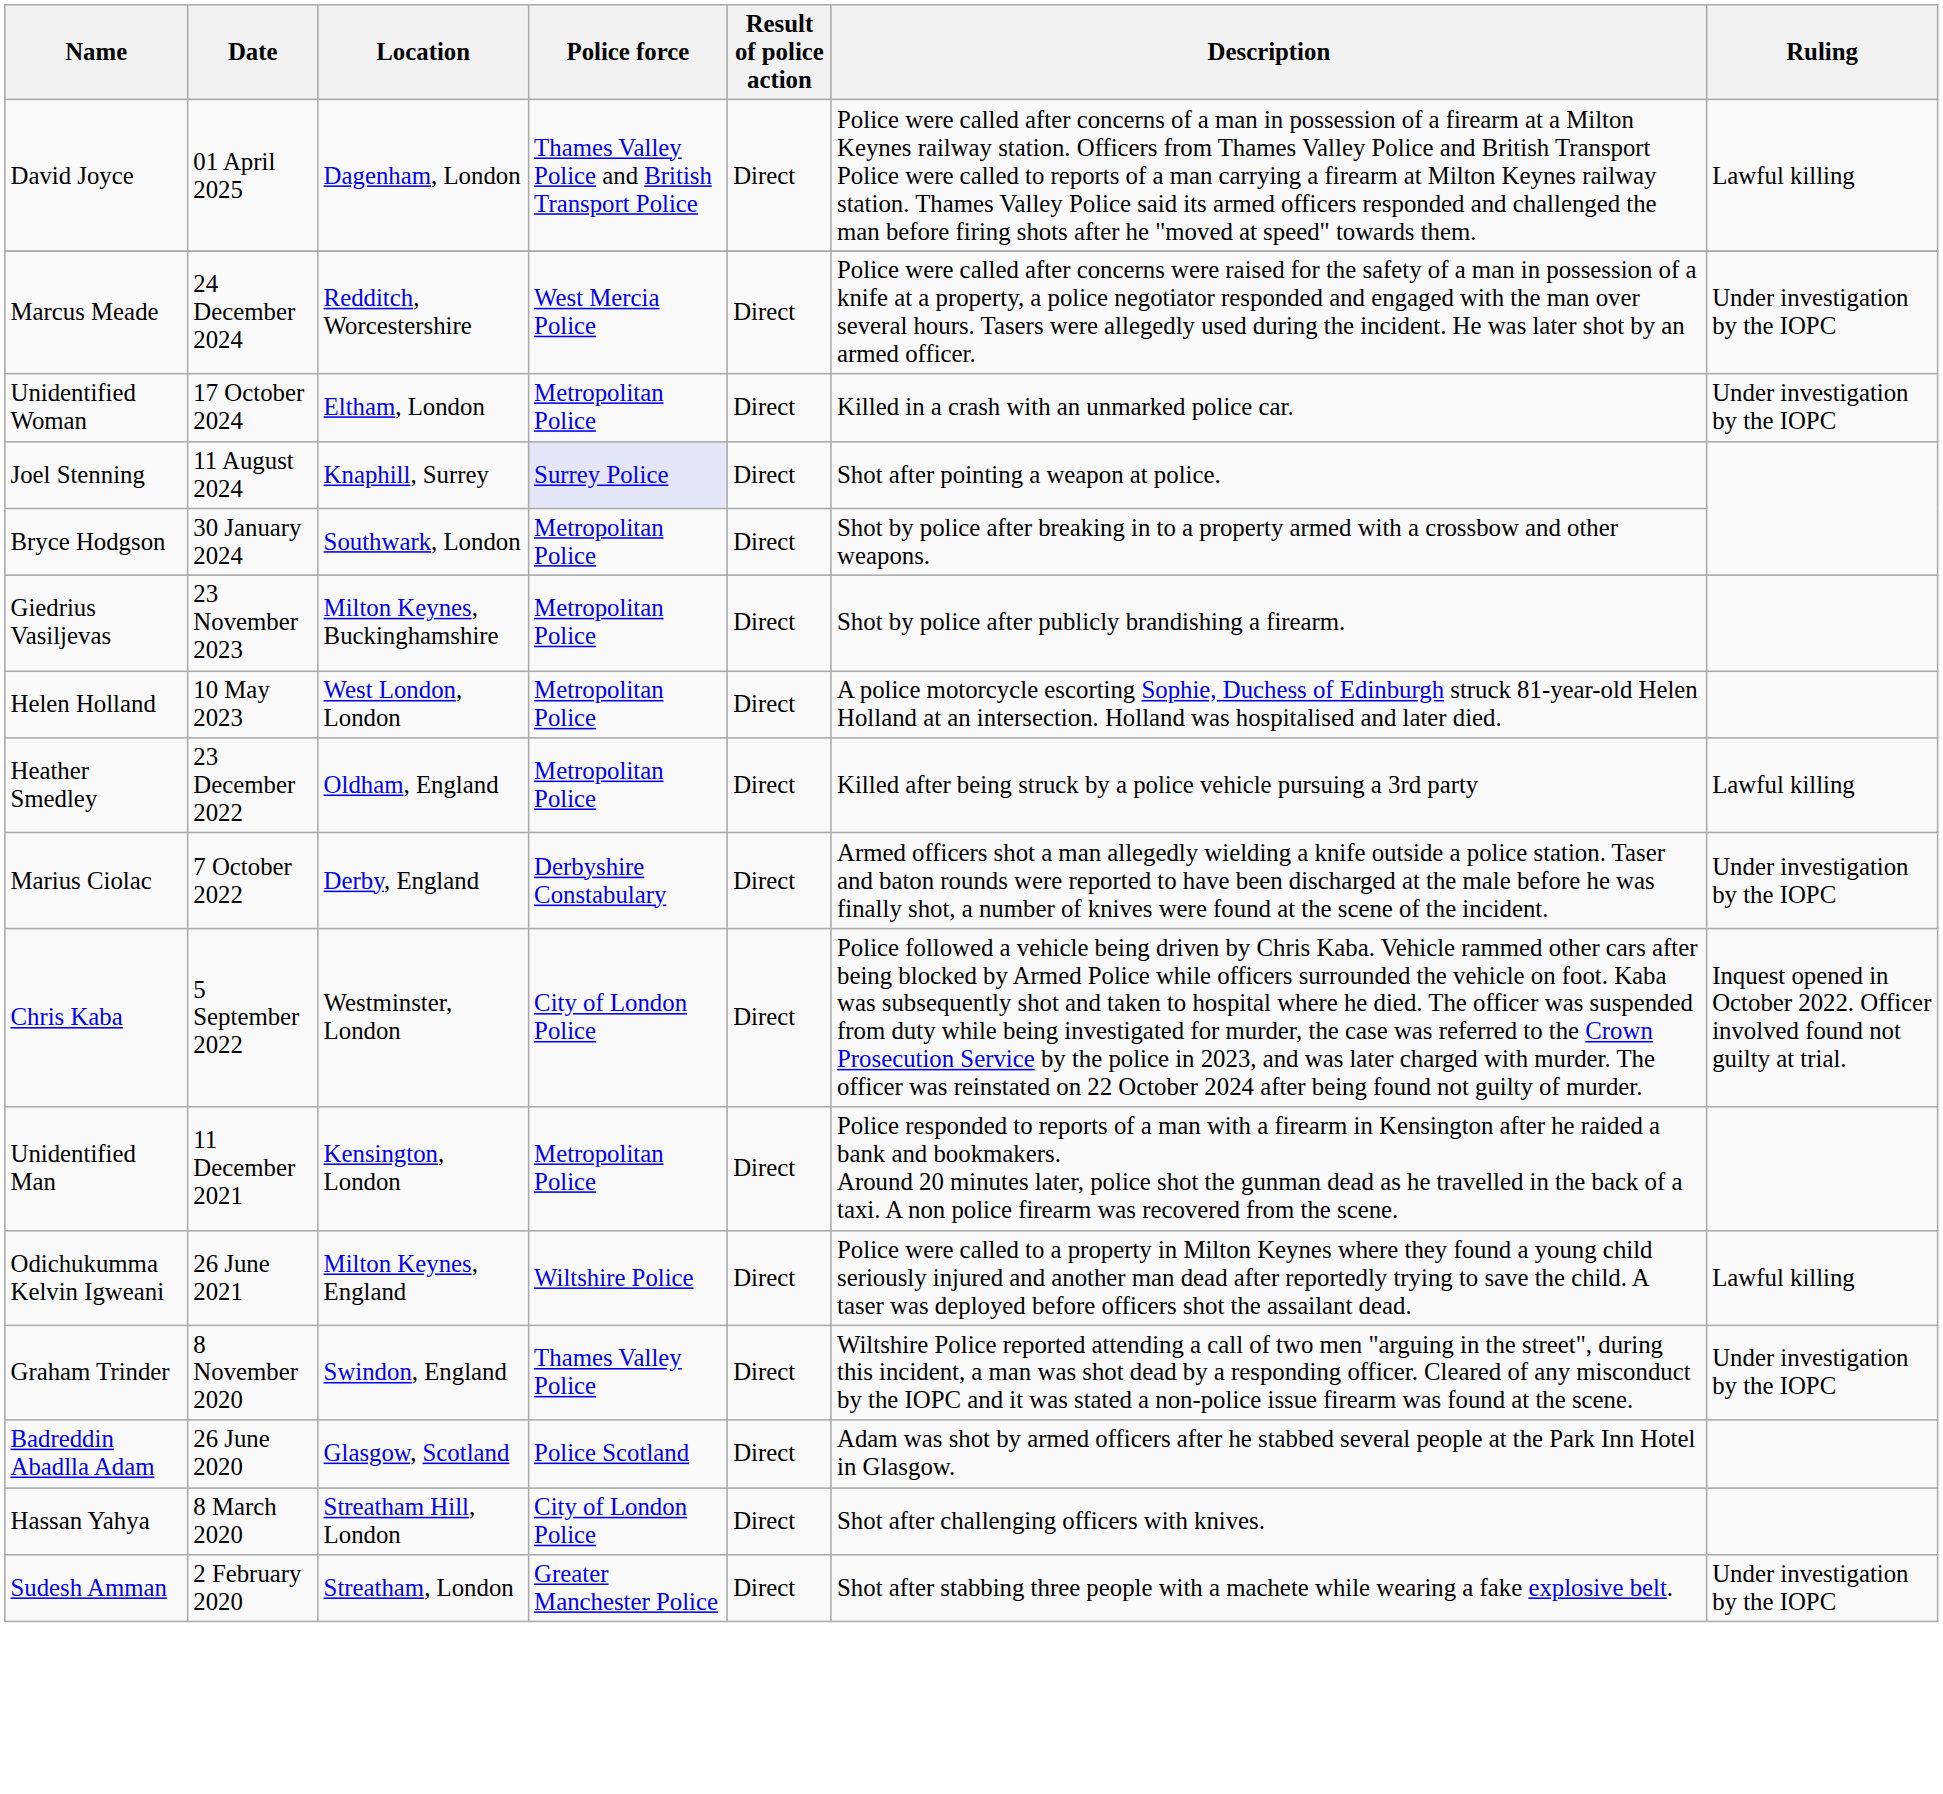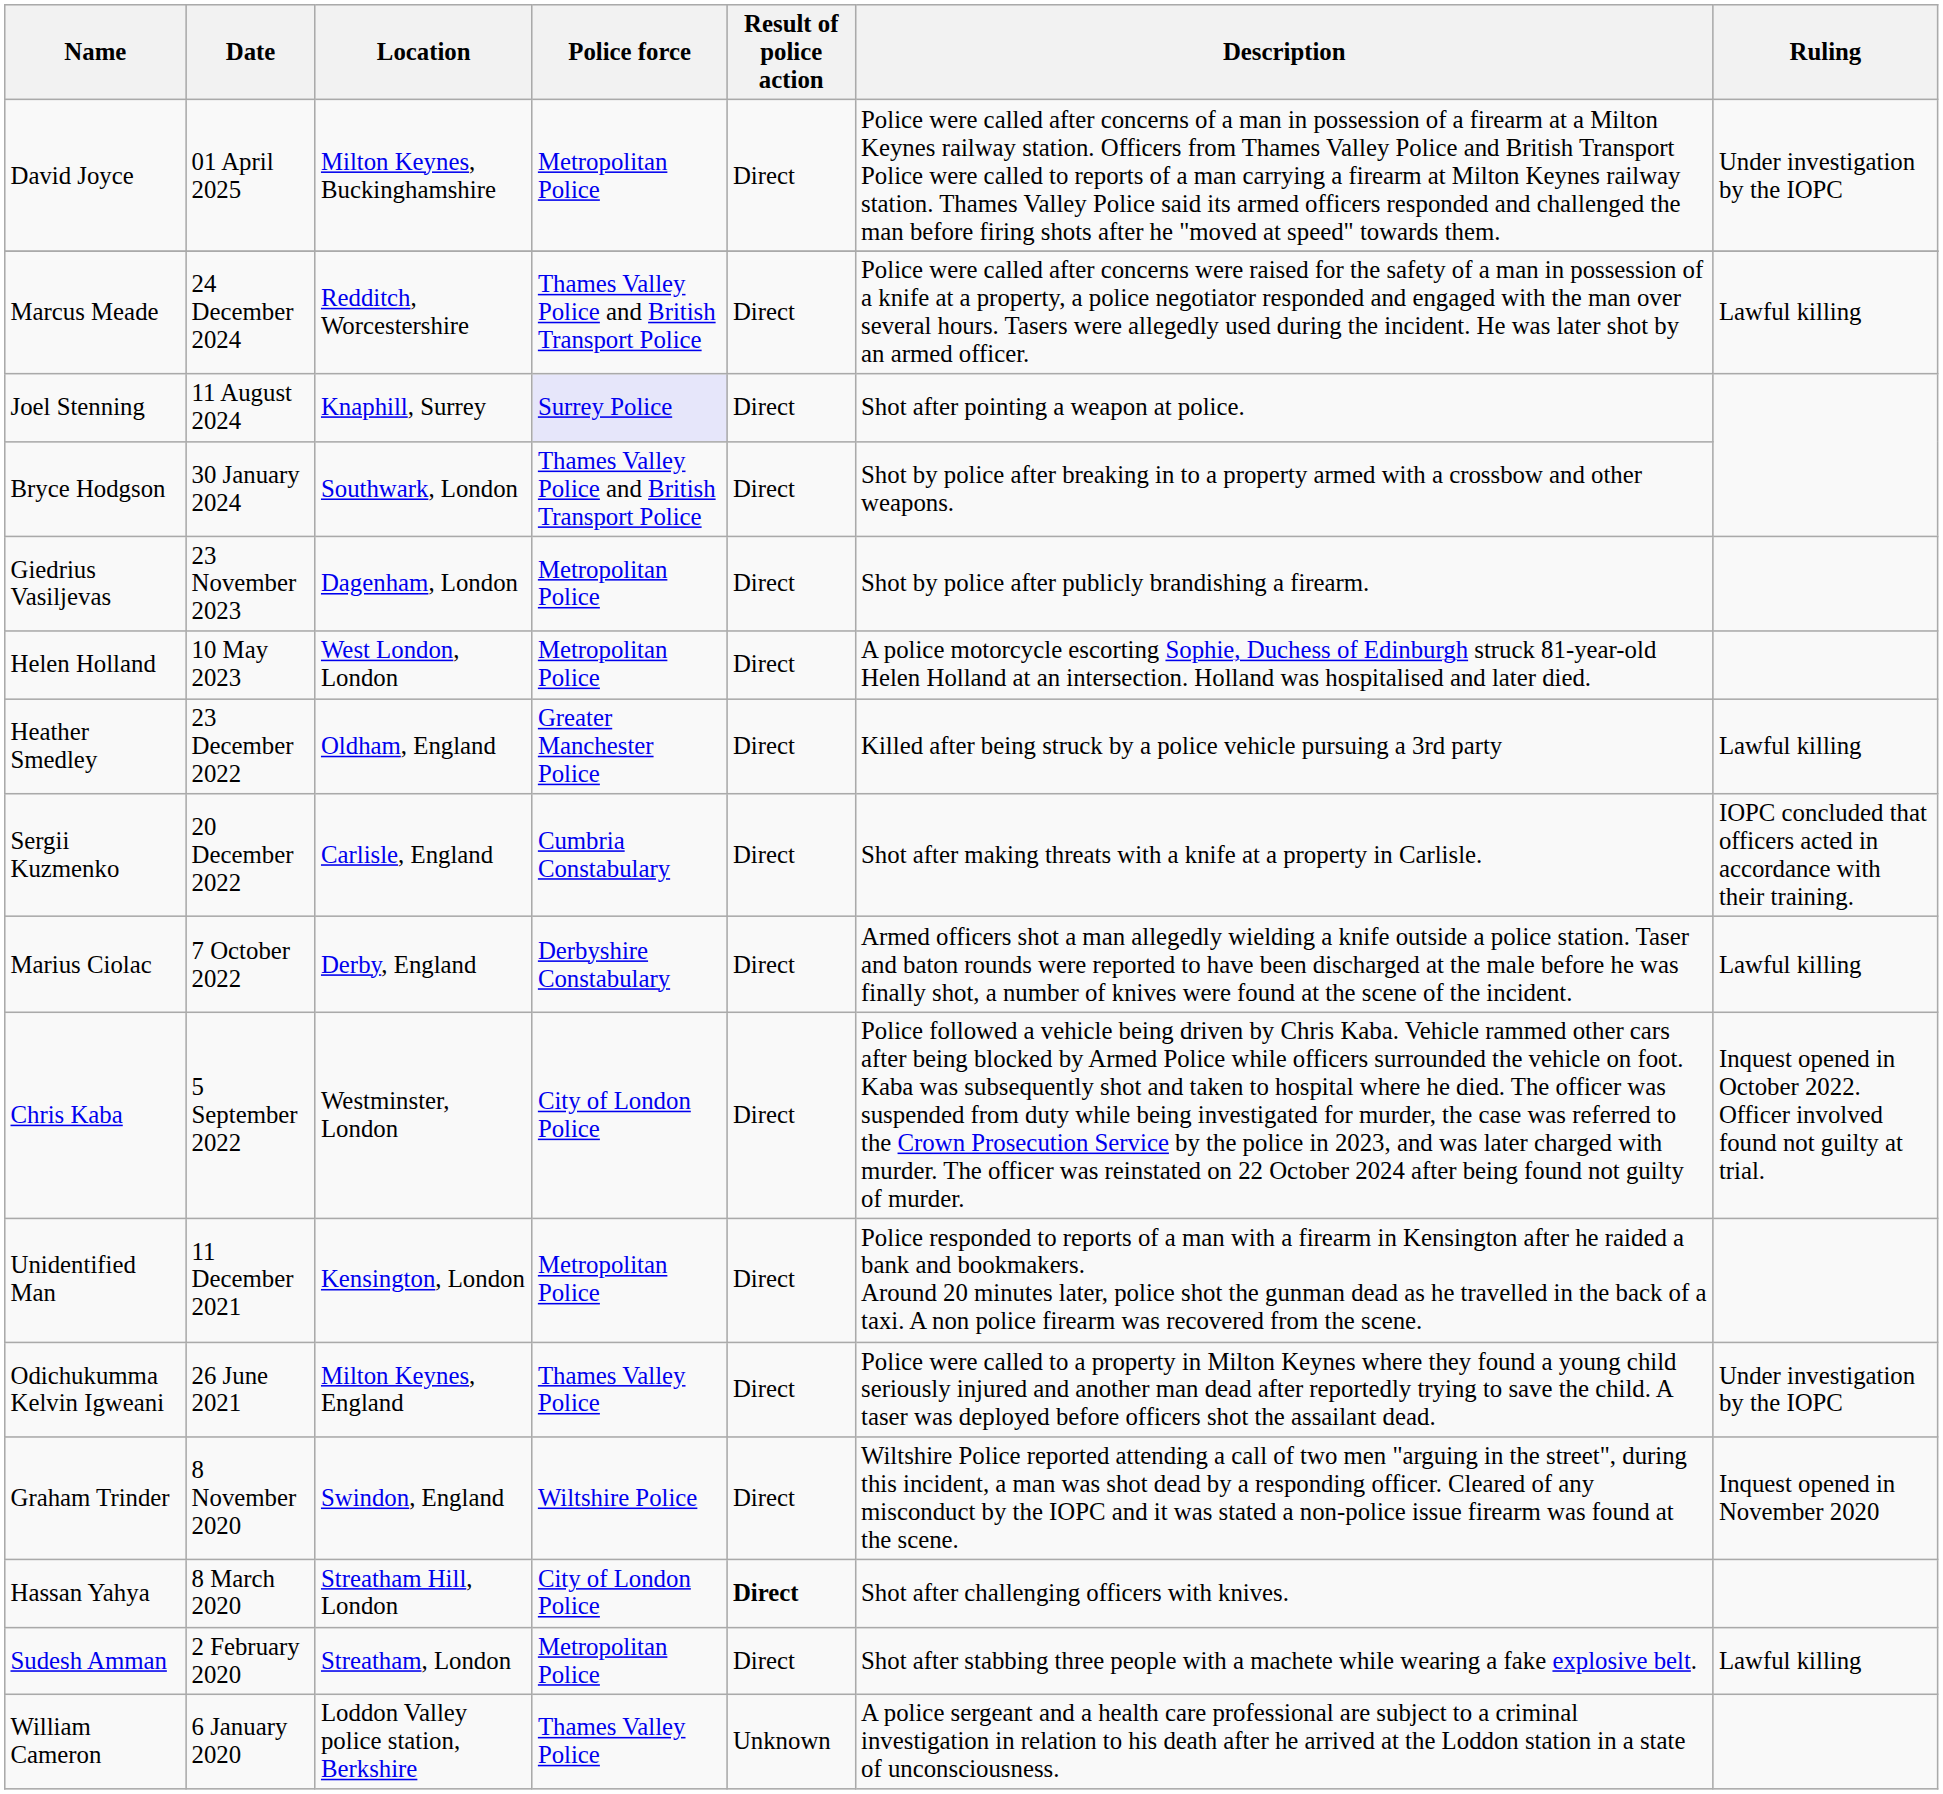(422, 175) Dagenham, London -> (408, 175) Milton Keynes, Buckinghamshire
(623, 175) Thames Valley Police and British Transport Police -> (603, 175) Metropolitan Police
(1783, 175) Lawful killing -> (1817, 175) Under investigation by the IOPC
(597, 312) West Mercia Police -> (627, 312) Thames Valley Police and British Transport Police
(1810, 312) Under investigation by the IOPC -> (1790, 312) Lawful killing
- row: (73, 407)
(599, 541) Metropolitan Police -> (627, 488) Thames Valley Police and British Transport Police
(411, 622) Milton Keynes, Buckinghamshire -> (419, 583) Dagenham, London
(599, 785) Metropolitan Police -> (596, 745) Greater Manchester Police
+ row: (65, 854)
(1810, 880) Under investigation by the IOPC -> (1790, 964) Lawful killing
(614, 1277) Wiltshire Police -> (612, 1388) Thames Valley Police
(1783, 1277) Lawful killing -> (1817, 1388) Under investigation by the IOPC
(608, 1372) Thames Valley Police -> (618, 1498) Wiltshire Police
(1810, 1372) Under investigation by the IOPC -> (1807, 1498) Inquest opened in November 2020
- row: (82, 1453)
(764, 1520) normal -> (766, 1593) bold
(626, 1588) Greater Manchester Police -> (603, 1660) Metropolitan Police
(1810, 1588) Under investigation by the IOPC -> (1790, 1660) Lawful killing
+ row: (56, 1741)
